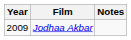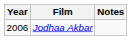(17, 27) 2009 -> (17, 27) 2006
